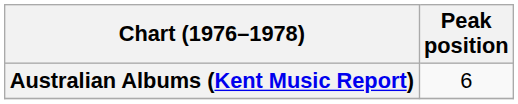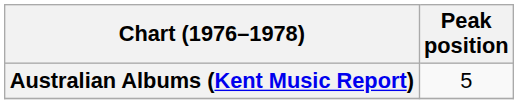(466, 80) 6 -> (466, 80) 5
